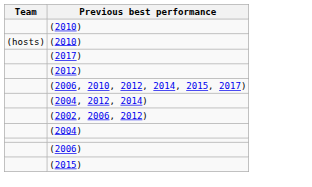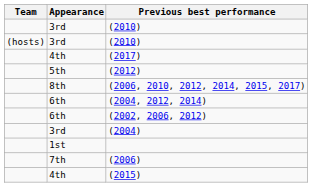+ column: (77, 12)
